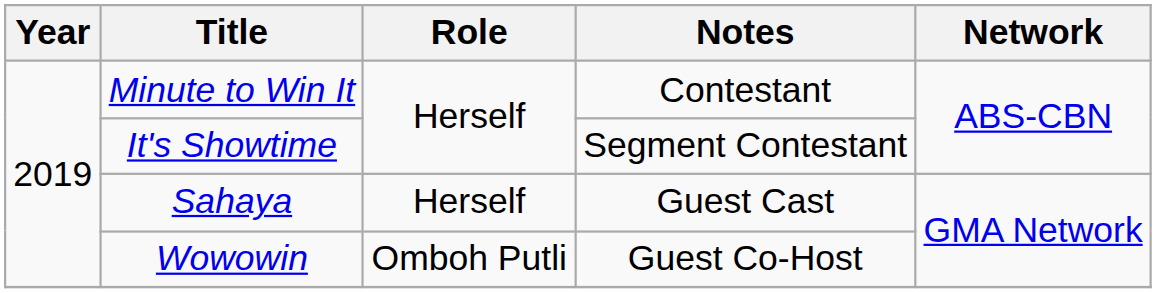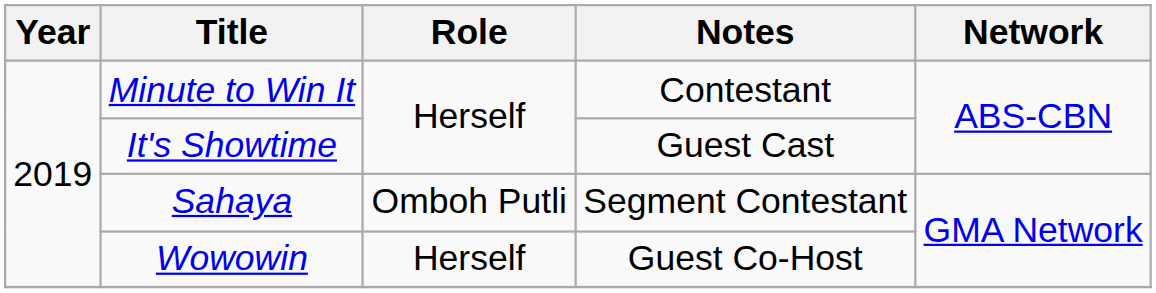(745, 145) Segment Contestant -> (745, 145) Guest Cast
(469, 201) Herself -> (469, 201) Omboh Putli
(745, 201) Guest Cast -> (745, 201) Segment Contestant
(469, 257) Omboh Putli -> (469, 257) Herself
